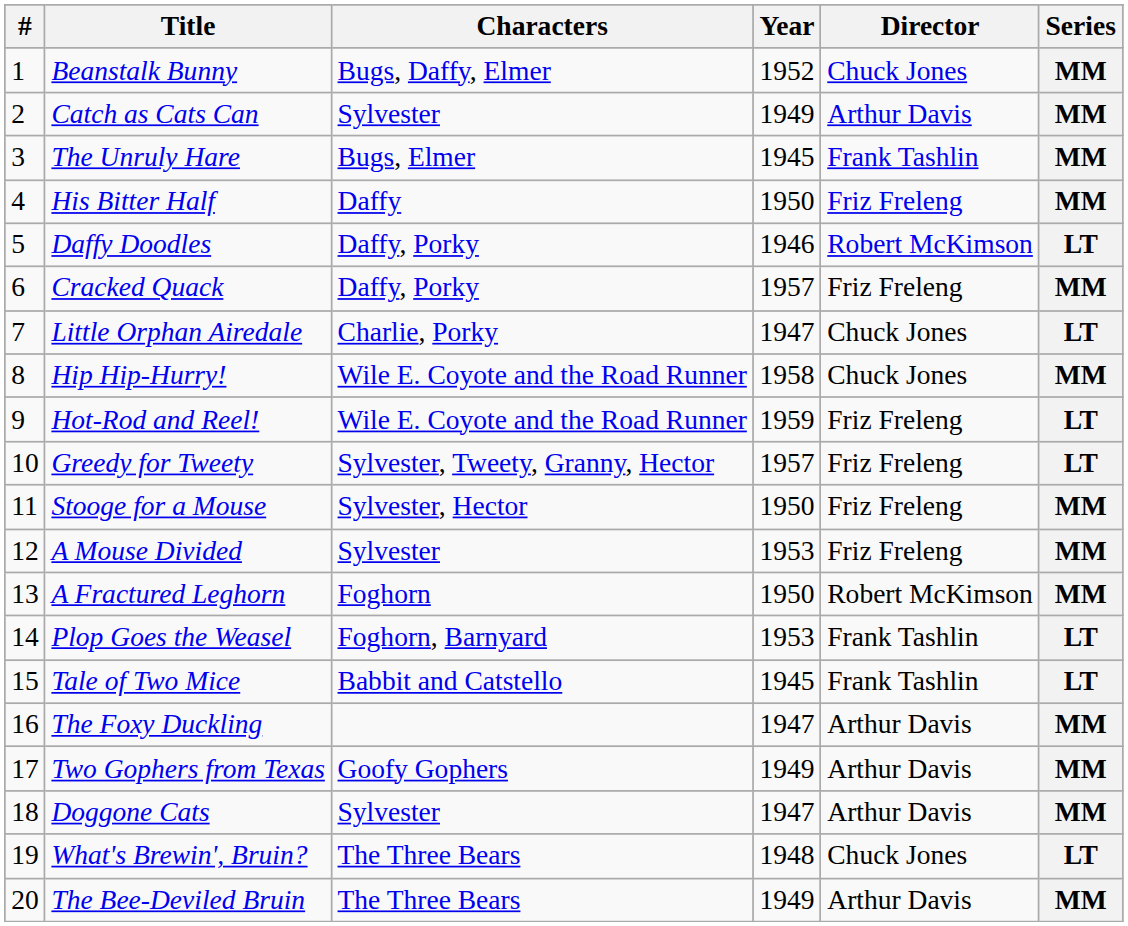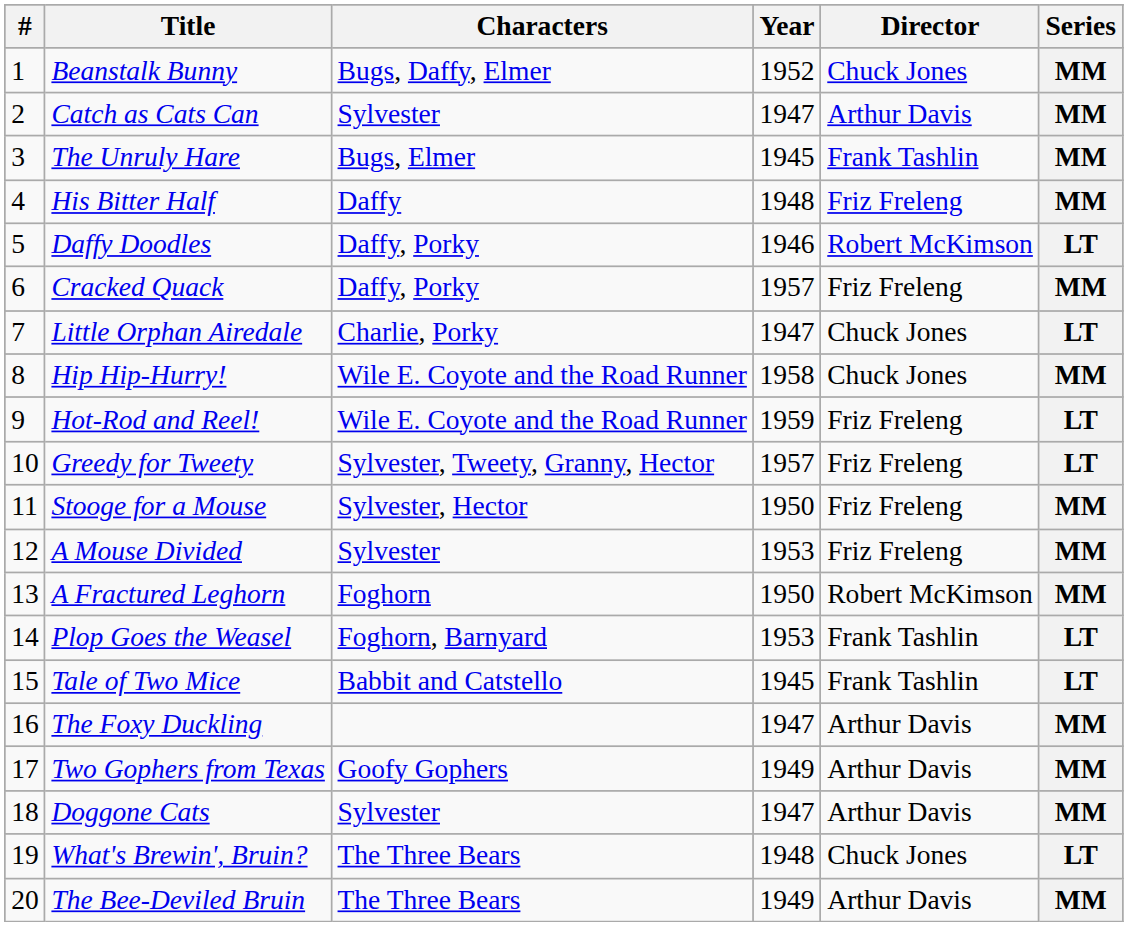(787, 113) 1949 -> (787, 113) 1947
(787, 200) 1950 -> (787, 200) 1948
